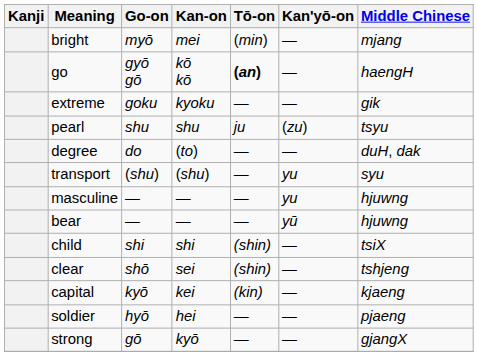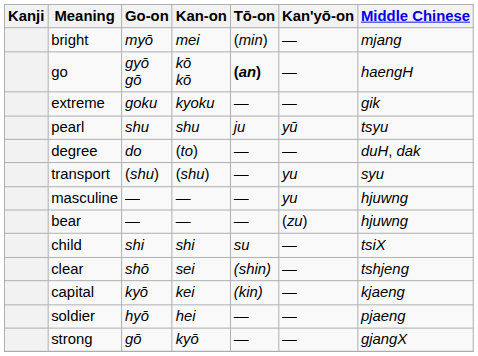(295, 127) (zu) -> (290, 127) yū
(290, 221) yū -> (295, 221) (zu)
(252, 245) (shin) -> (242, 245) su
